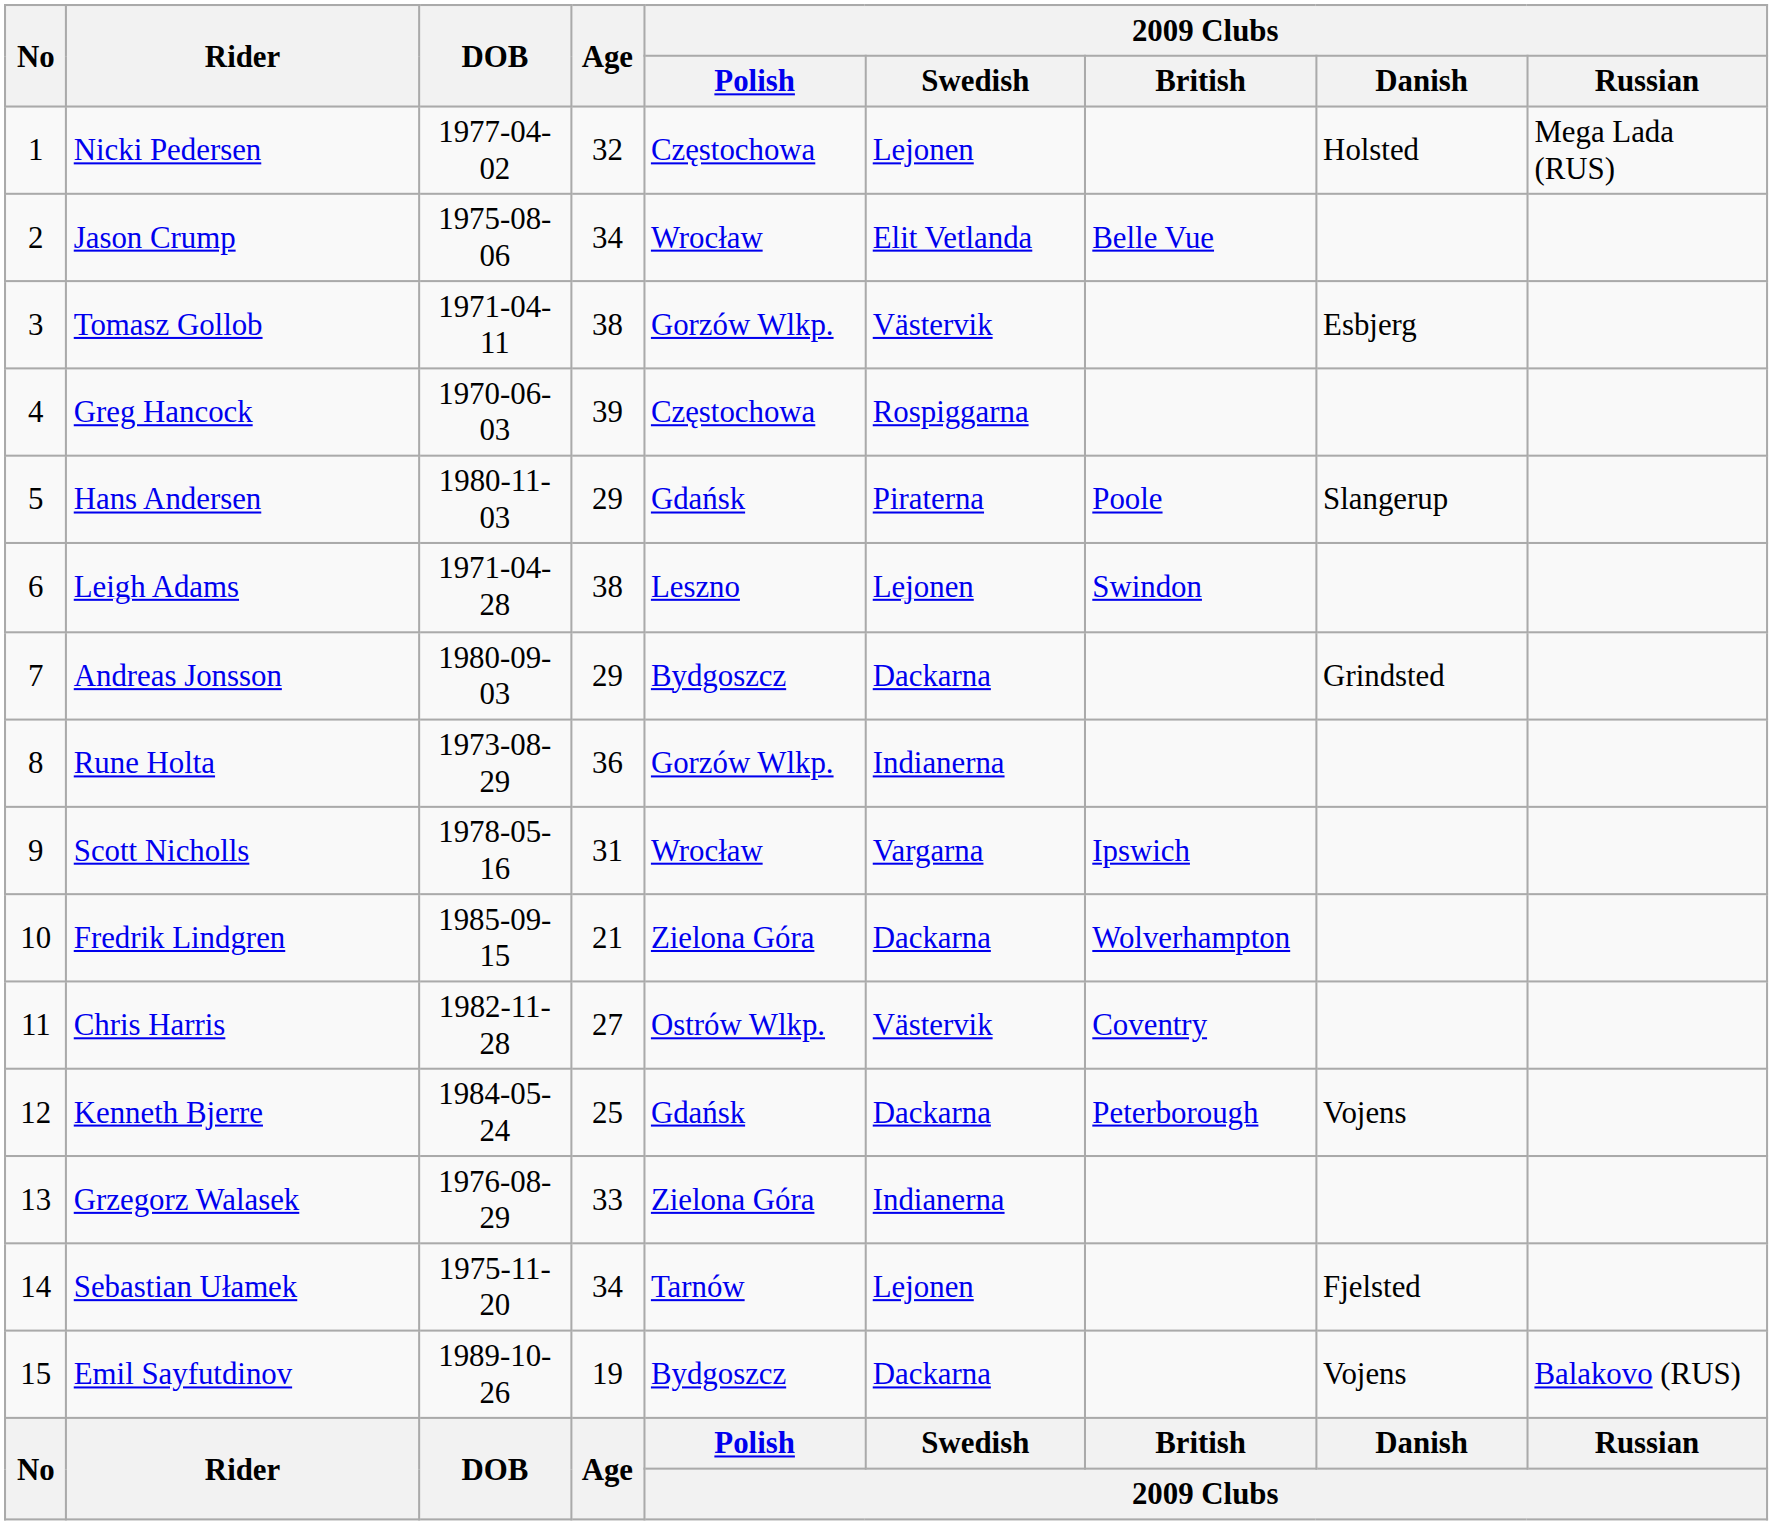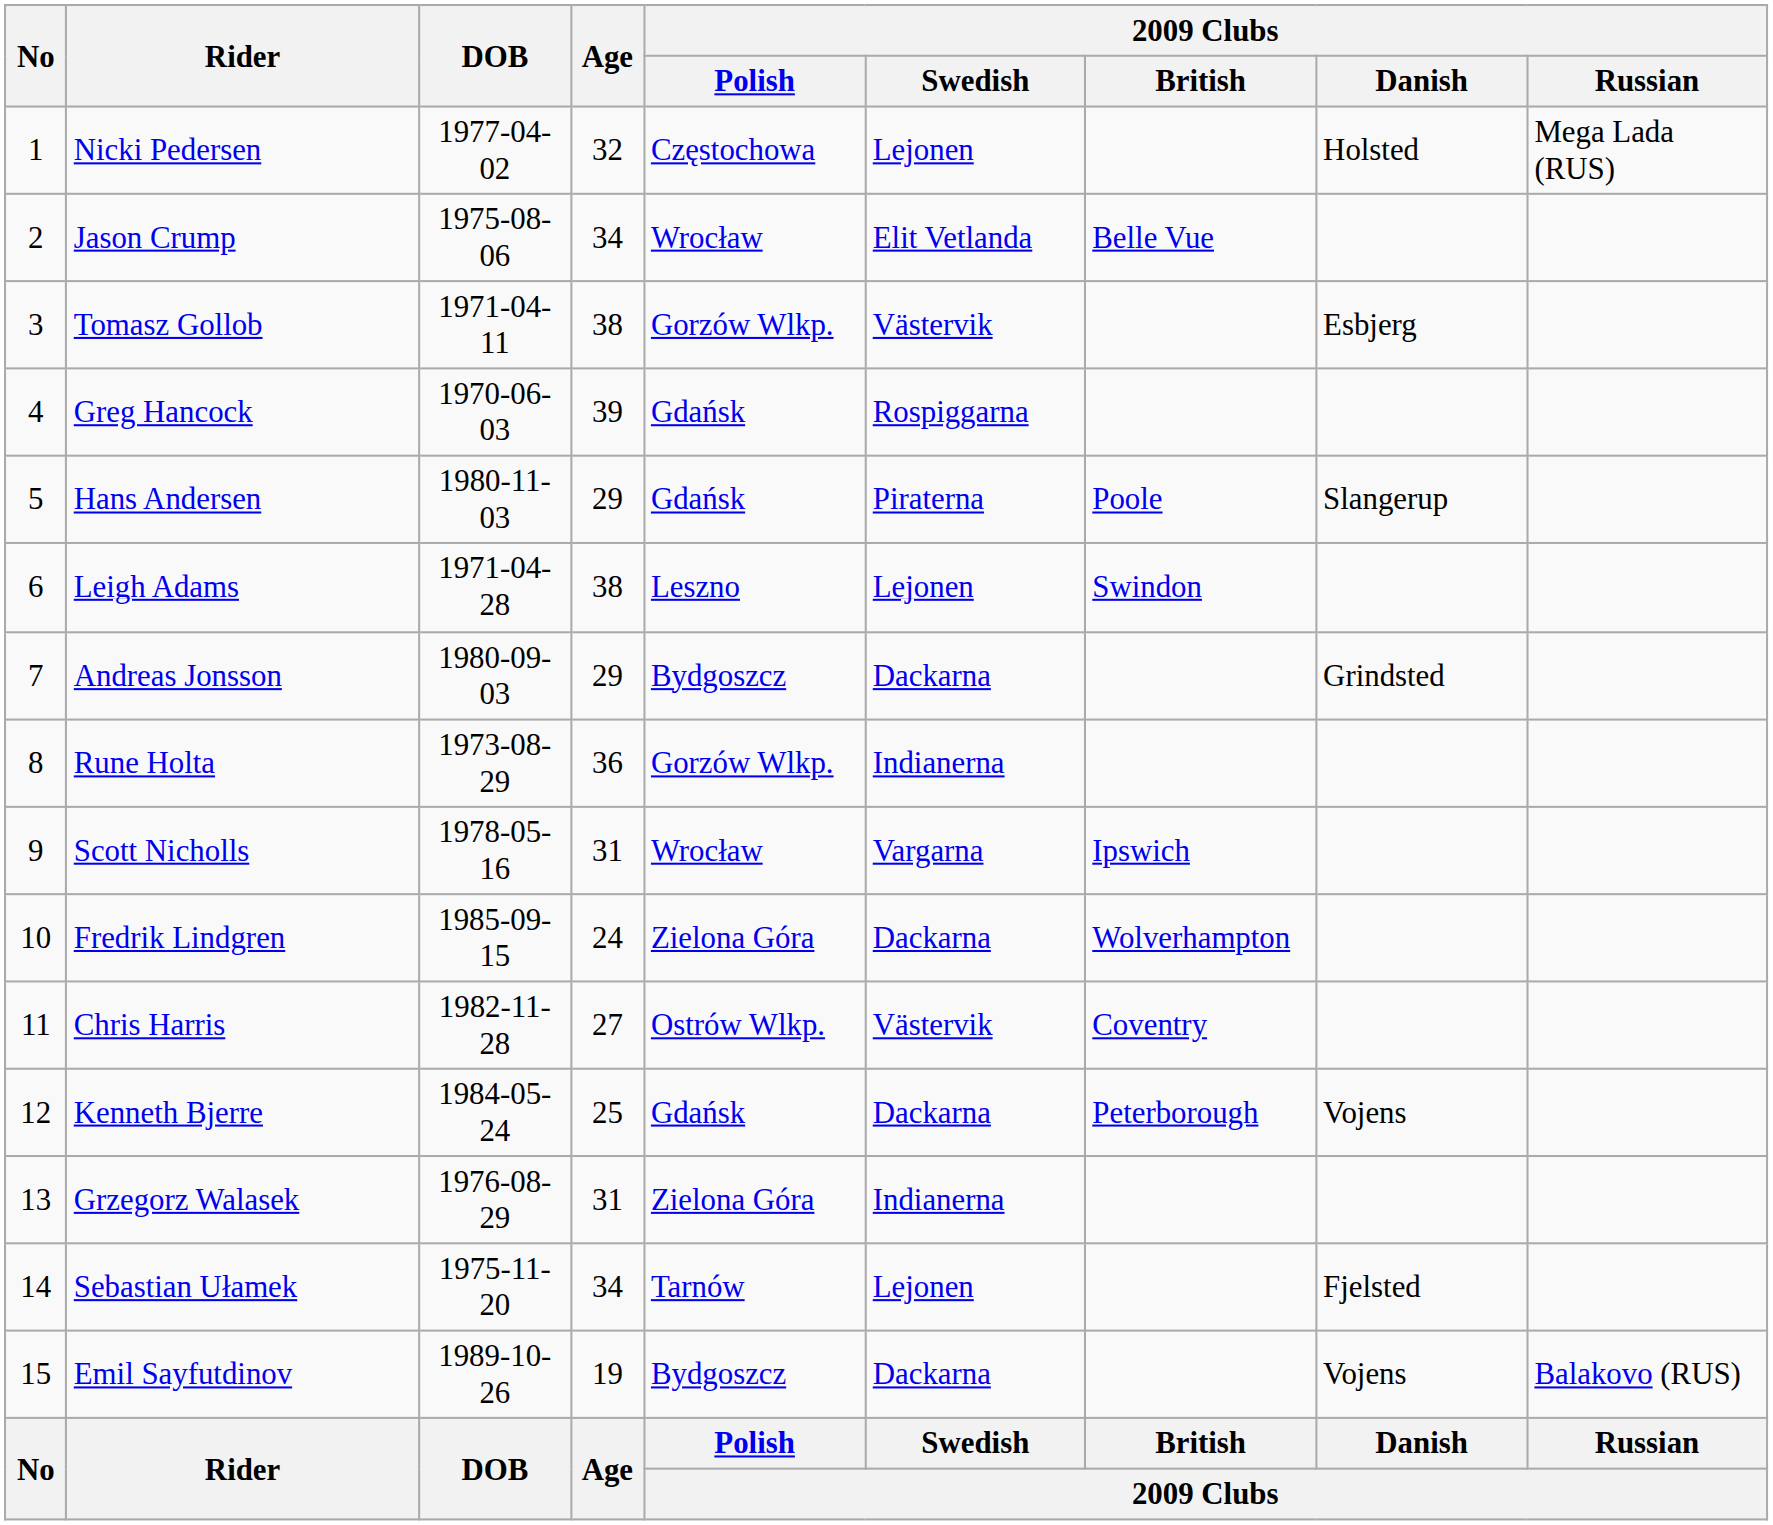(733, 412) Częstochowa -> (698, 412) Gdańsk
(607, 936) 21 -> (607, 936) 24
(607, 1199) 33 -> (607, 1199) 31
